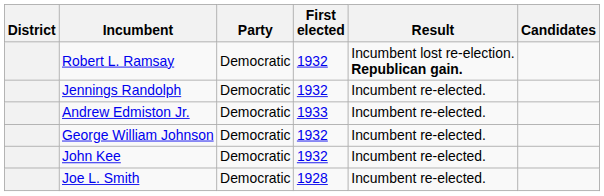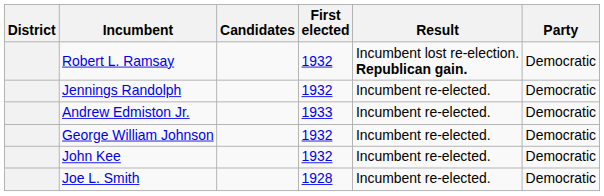columns swapped: (255, 31) <-> (558, 31)
